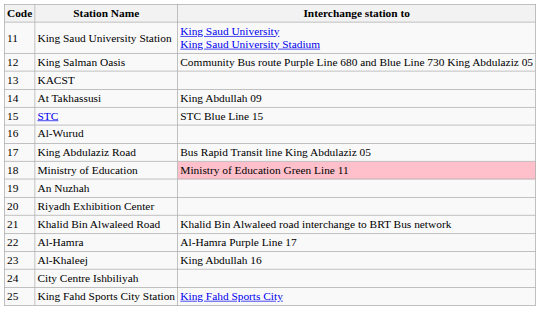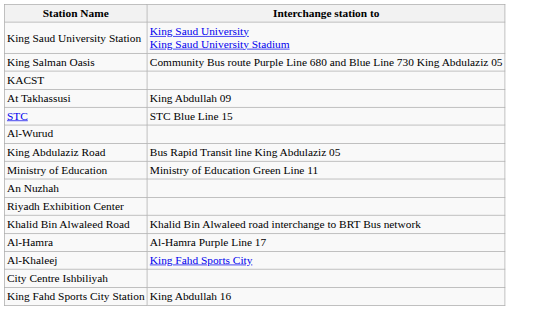- column: (20, 13)
(264, 170) pink background -> (234, 170) no background
(221, 260) King Abdullah 16 -> (201, 260) King Fahd Sports City
(232, 296) King Fahd Sports City -> (191, 296) King Abdullah 16
